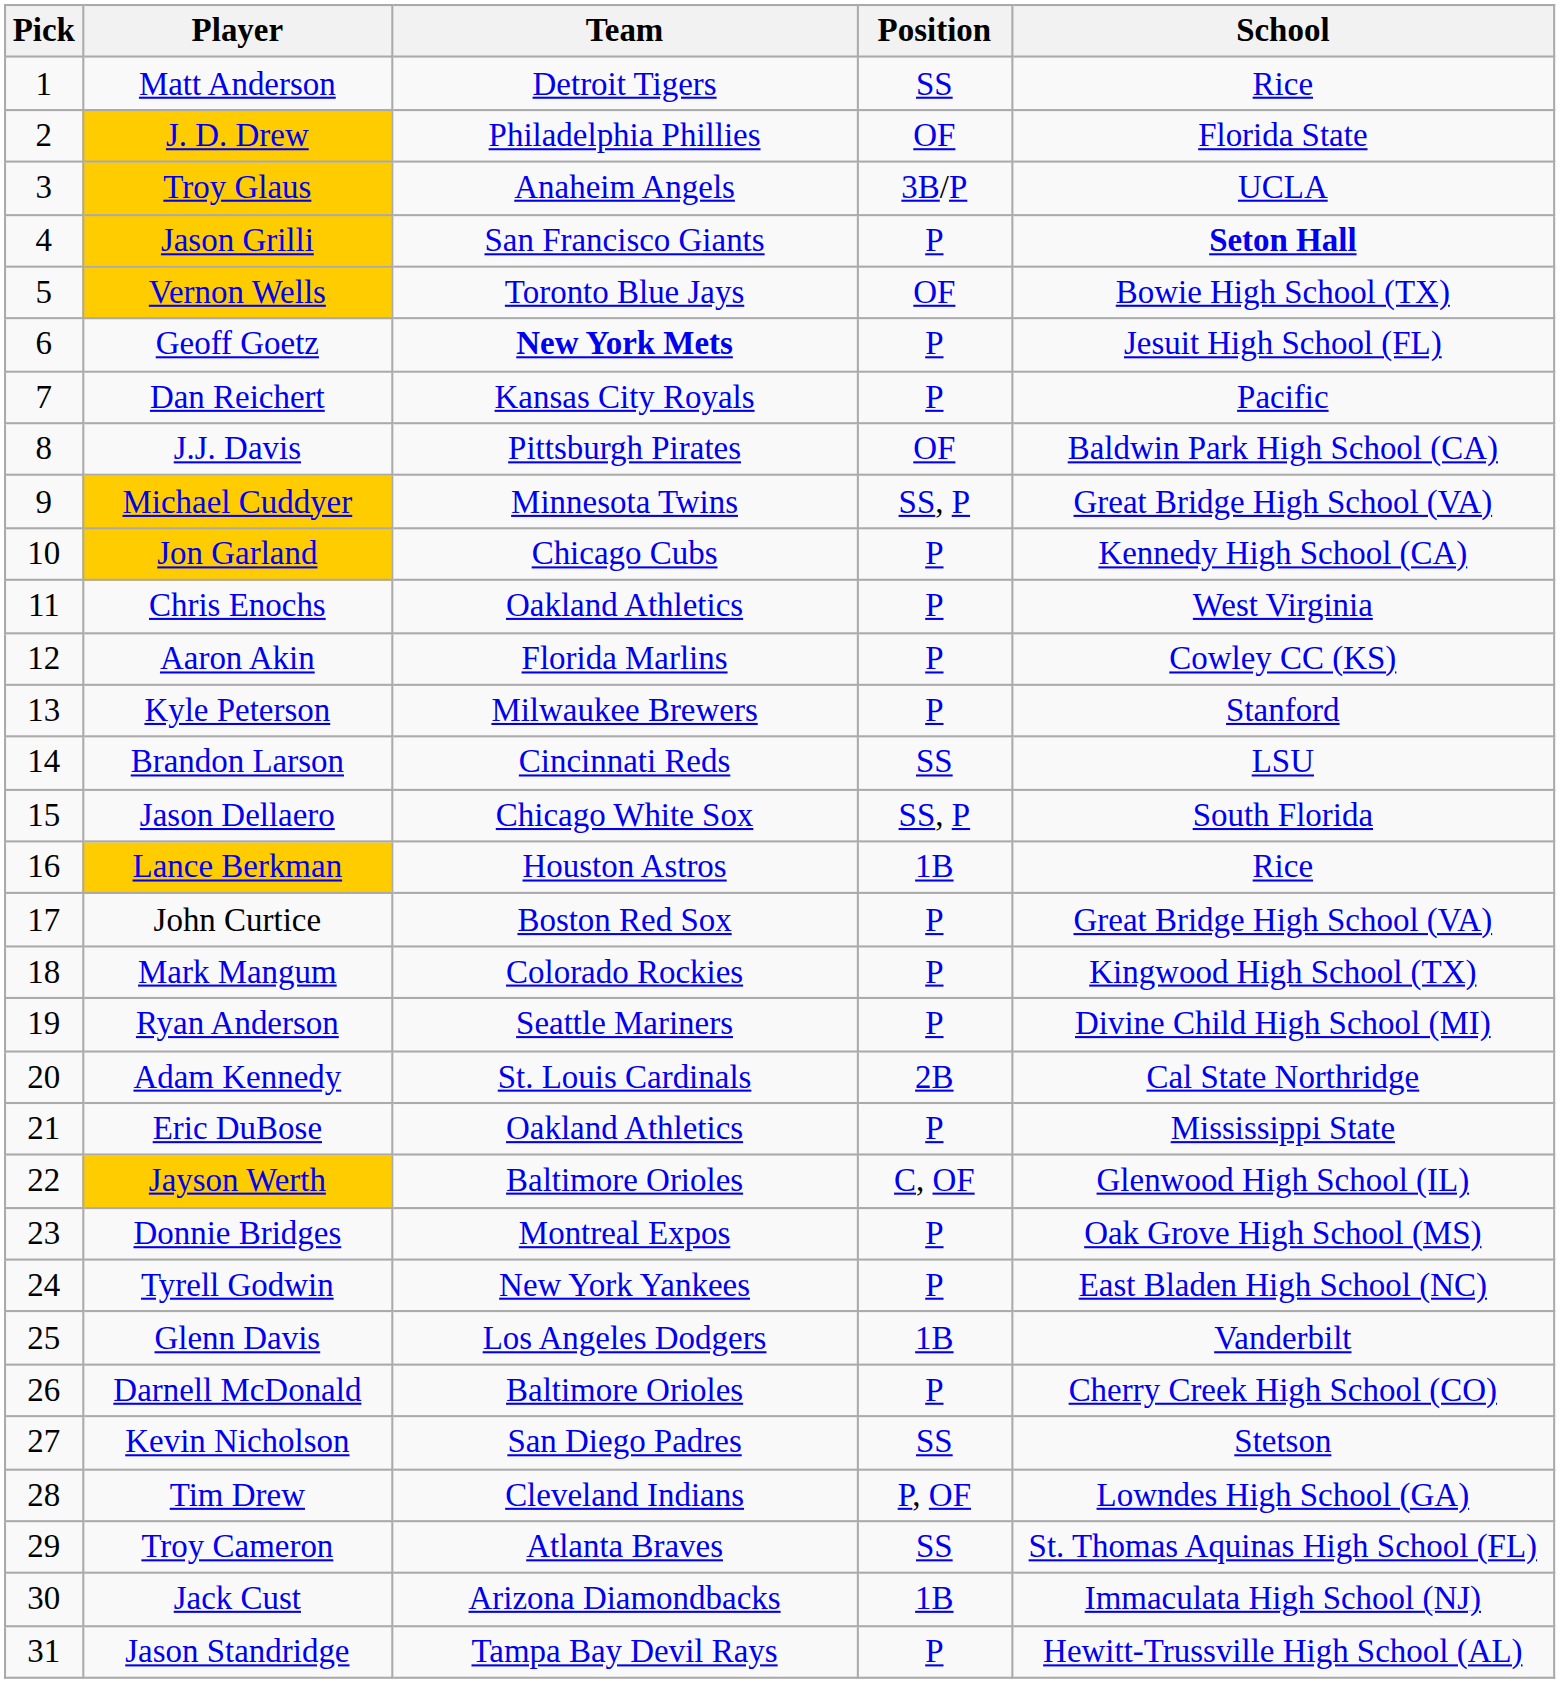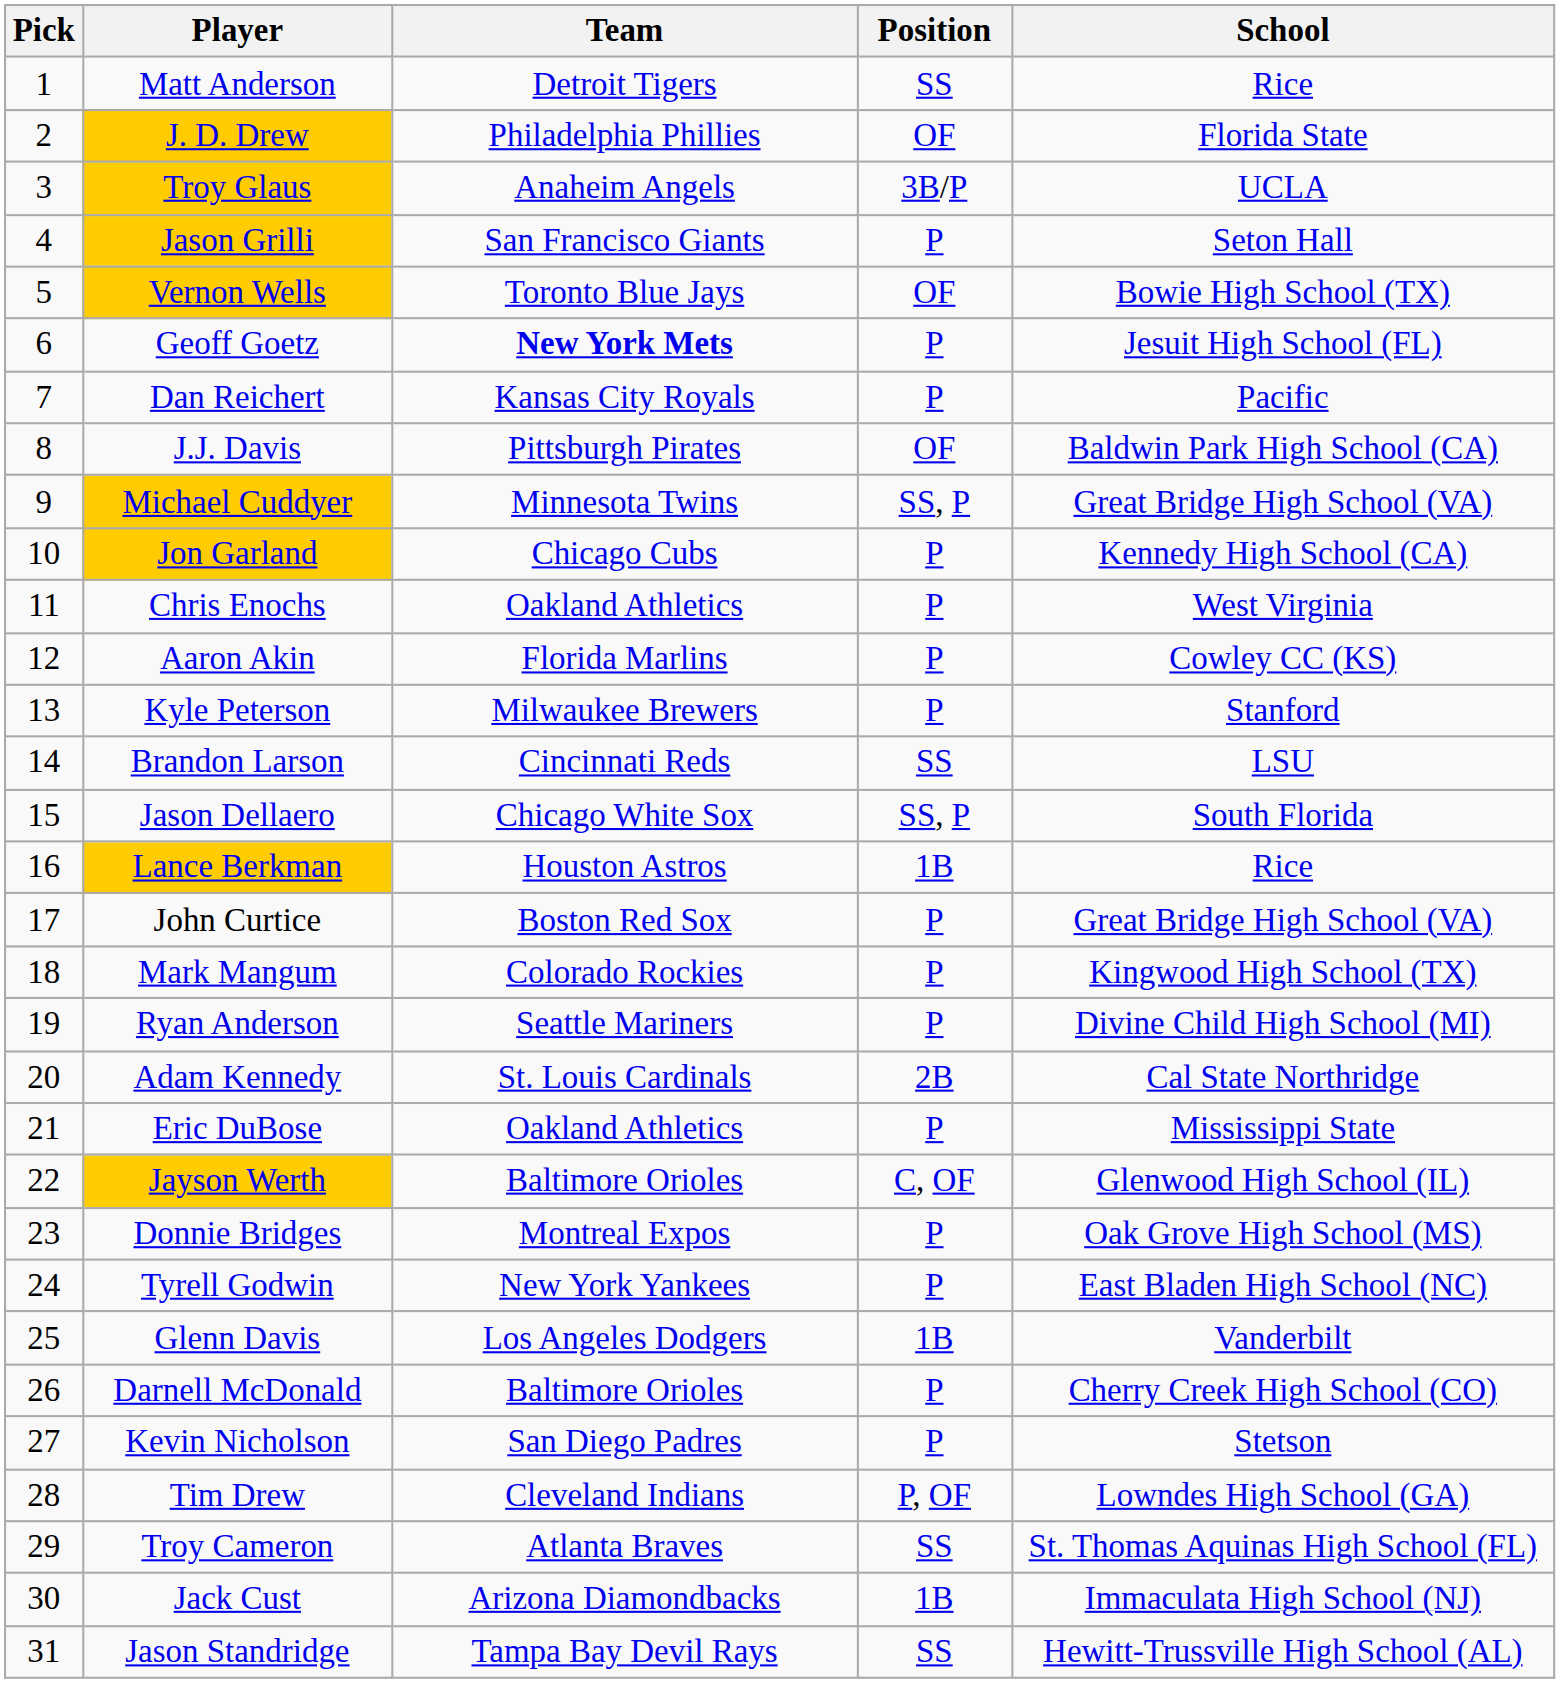(1283, 239) bold -> (1283, 239) normal
(934, 1441) SS -> (934, 1441) P
(934, 1651) P -> (934, 1651) SS
